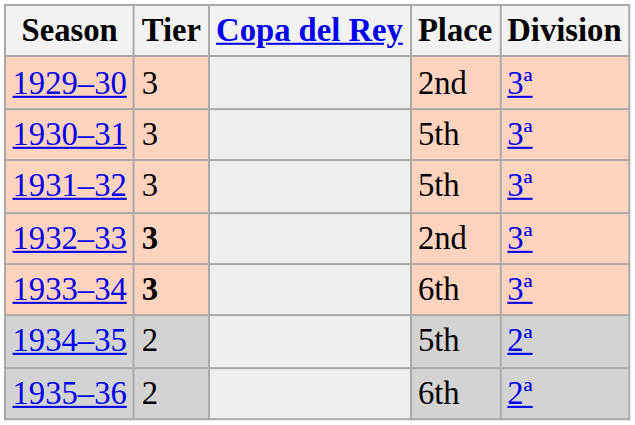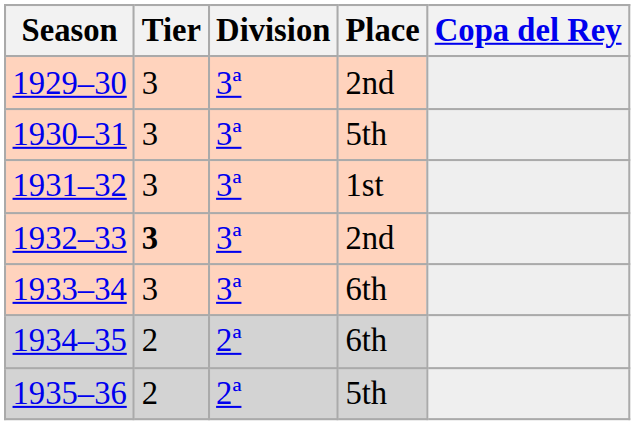columns swapped: (564, 30) <-> (309, 30)
(439, 185) 5th -> (364, 185) 1st
(150, 289) bold -> (150, 289) normal
(439, 340) 5th -> (366, 340) 6th
(439, 392) 6th -> (366, 392) 5th
